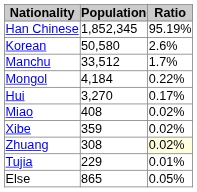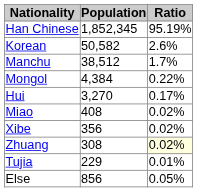(100, 45) 50,580 -> (100, 45) 50,582
(100, 62) 33,512 -> (100, 62) 38,512
(97, 79) 4,184 -> (97, 79) 4,384
(92, 128) 359 -> (92, 128) 356
(92, 178) 865 -> (92, 178) 856
